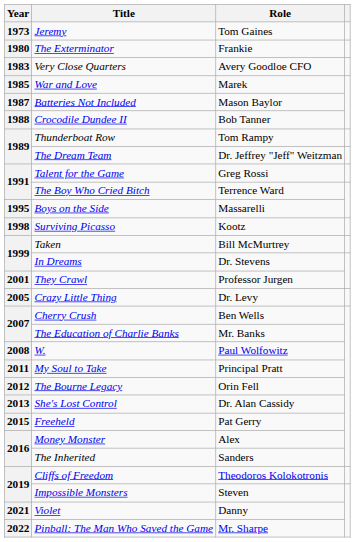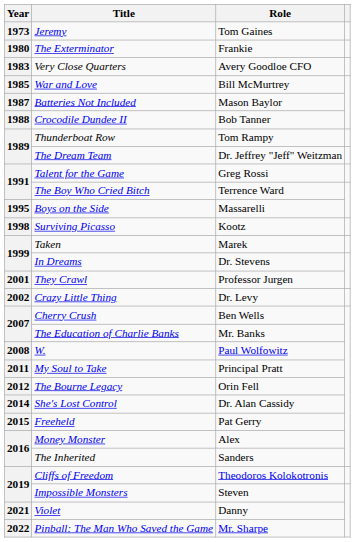(233, 84) Marek -> (254, 84) Bill McMurtrey
(254, 244) Bill McMurtrey -> (233, 244) Marek
(18, 297) 2005 -> (18, 297) 2002
(18, 404) 2013 -> (18, 404) 2014
